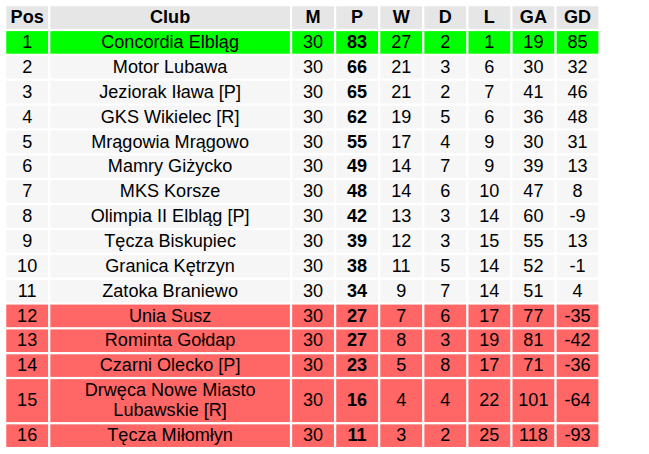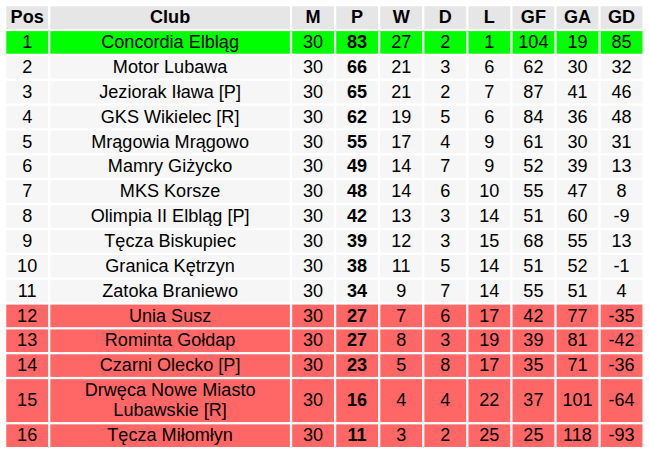+ column: (533, 17)
